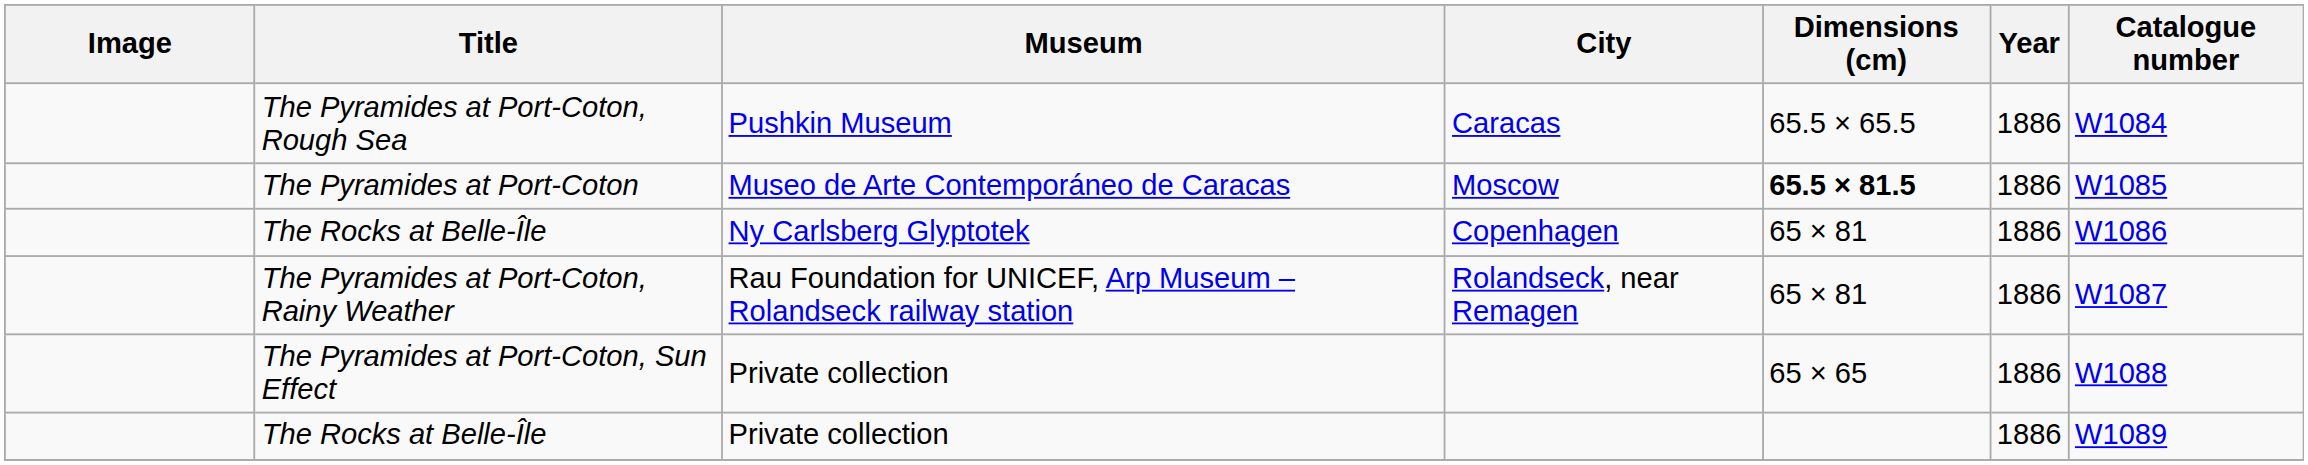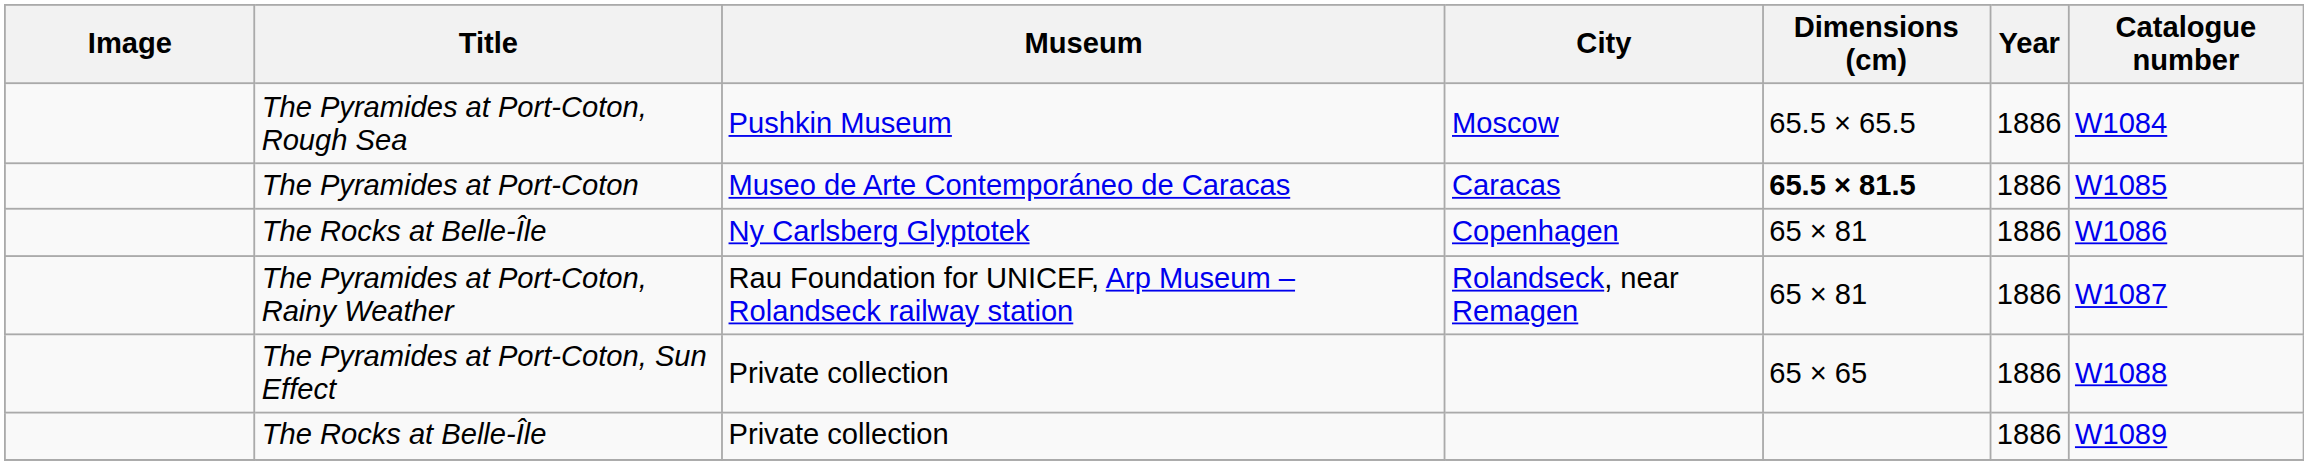(1506, 122) Caracas -> (1505, 122) Moscow
(1505, 185) Moscow -> (1506, 185) Caracas
